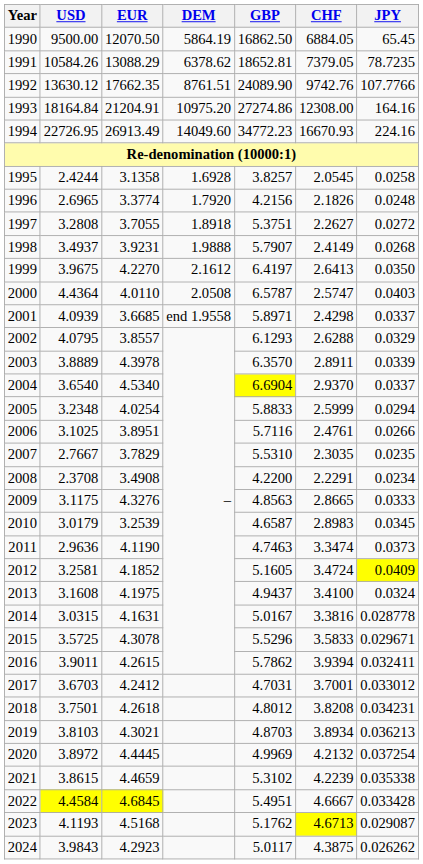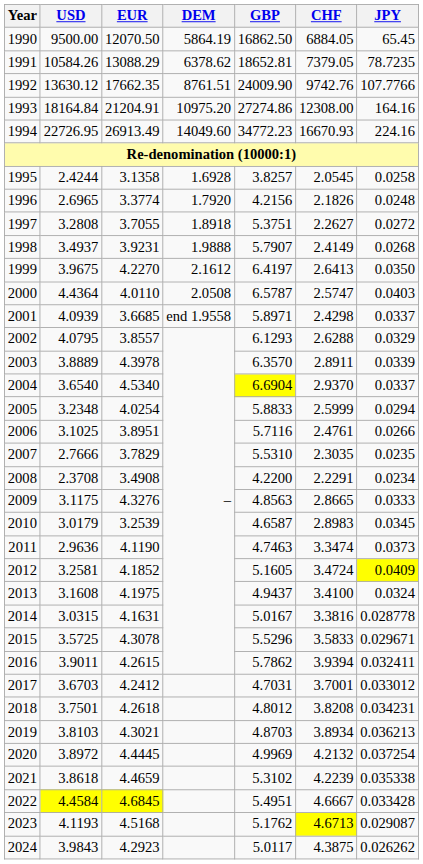(265, 85) 24089.90 -> (265, 85) 24009.90
(78, 454) 2.7667 -> (78, 454) 2.7666
(78, 778) 3.8615 -> (78, 778) 3.8618
